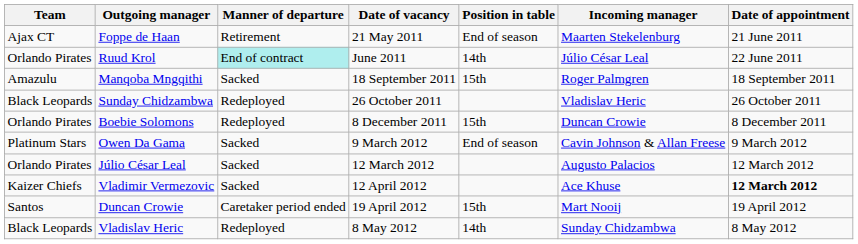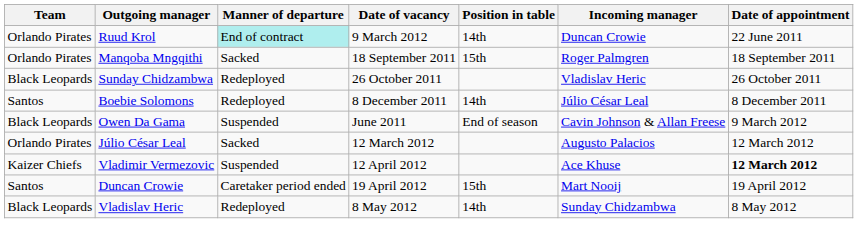- row: (139, 36)
(379, 57) June 2011 -> (390, 36) 9 March 2012
(605, 57) Júlio César Leal -> (603, 36) Duncan Crowie
(32, 79) Amazulu -> (50, 57) Orlando Pirates
(50, 121) Orlando Pirates -> (25, 100) Santos
(474, 121) 15th -> (474, 100) 14th
(603, 121) Duncan Crowie -> (605, 100) Júlio César Leal
(47, 143) Platinum Stars -> (50, 121) Black Leopards
(240, 143) Sacked -> (250, 121) Suspended
(390, 143) 9 March 2012 -> (379, 121) June 2011
(240, 185) Sacked -> (250, 164) Suspended
